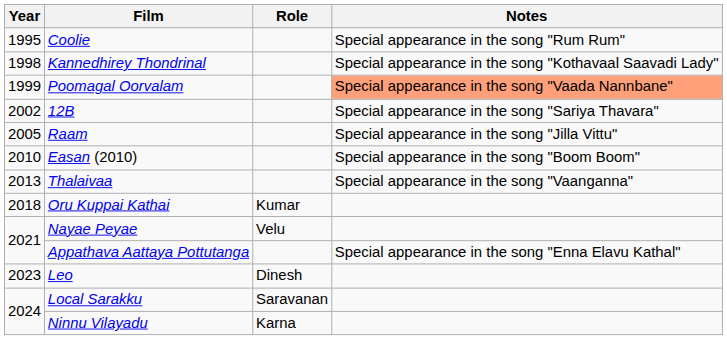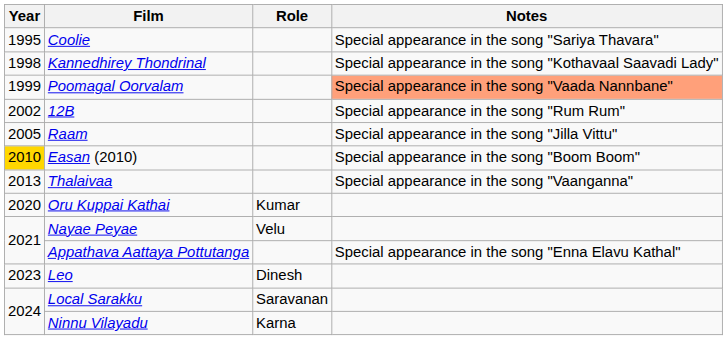(480, 39) Special appearance in the song "Rum Rum" -> (497, 39) Special appearance in the song "Sariya Thavara"
(497, 110) Special appearance in the song "Sariya Thavara" -> (480, 110) Special appearance in the song "Rum Rum"
(24, 157) no background -> (24, 157) gold background
(24, 205) 2018 -> (24, 205) 2020
